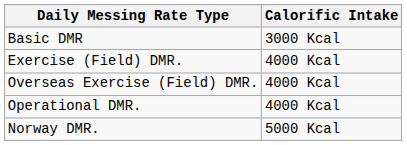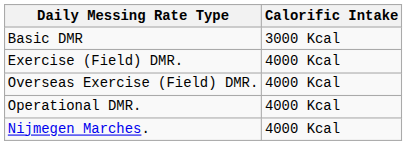+ row: (79, 129)
- row: (54, 129)
